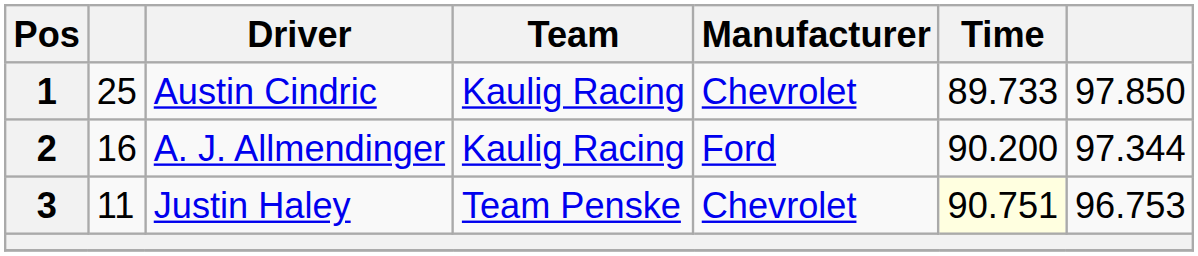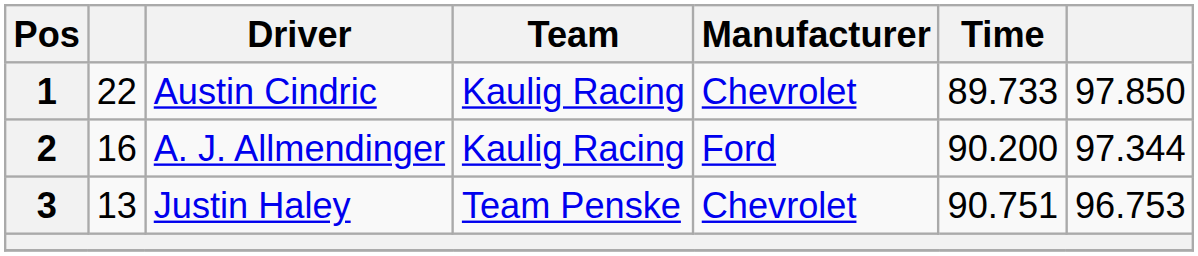(117, 91) 25 -> (117, 91) 22
(115, 206) 11 -> (117, 206) 13
(1003, 206) lightyellow background -> (1003, 206) no background
